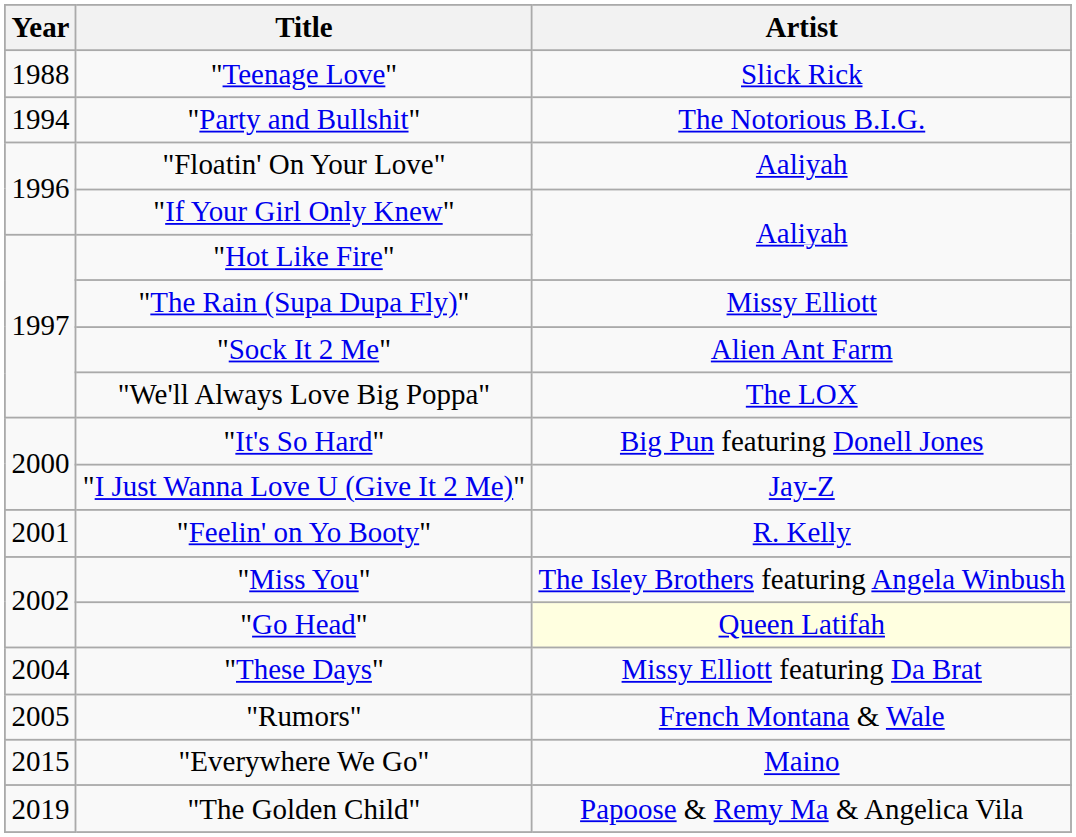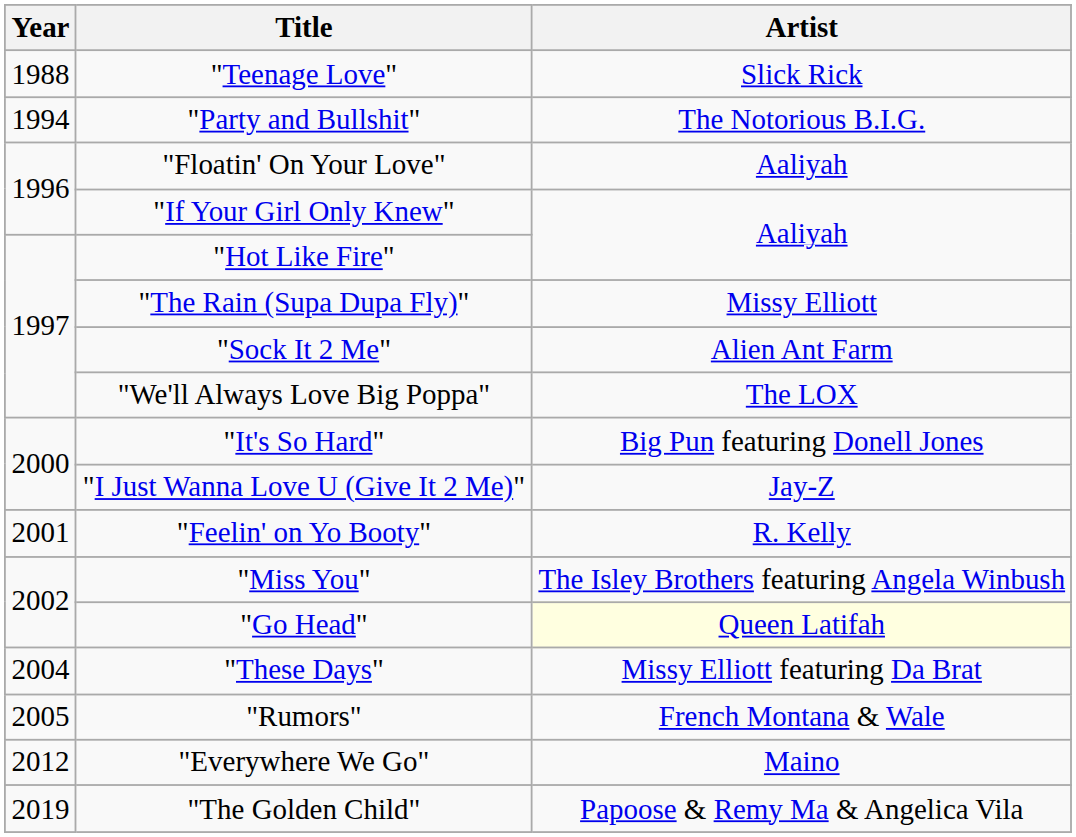(41, 762) 2015 -> (41, 762) 2012
